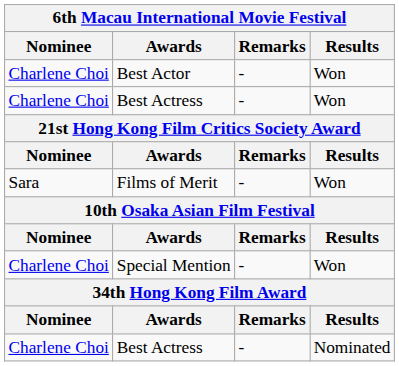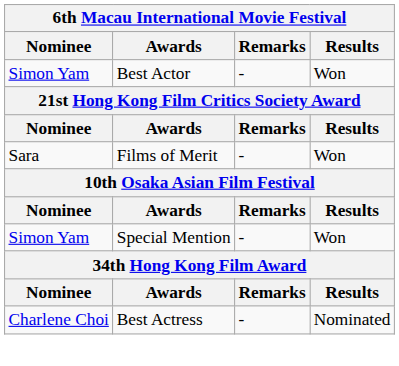(59, 73) Charlene Choi -> (49, 73) Simon Yam
- row: (160, 100)
(59, 264) Charlene Choi -> (49, 237) Simon Yam
